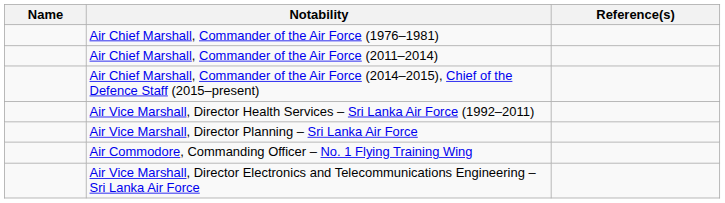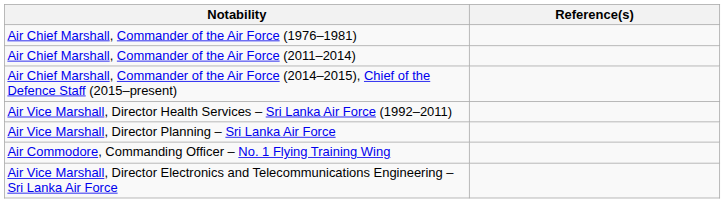- column: (45, 14)
